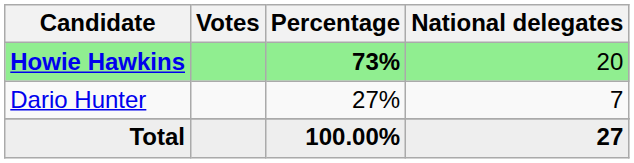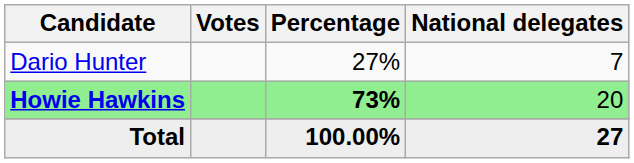rows swapped: (98, 61) <-> (78, 99)
